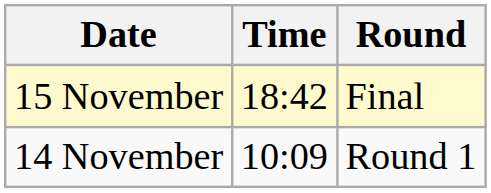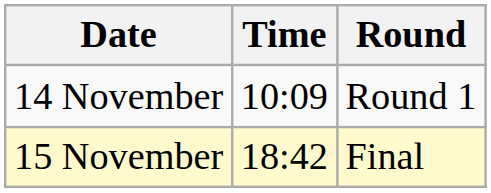rows swapped: (119, 156) <-> (119, 95)
